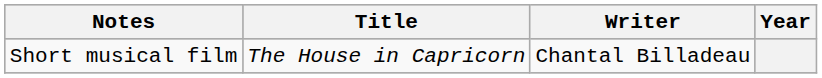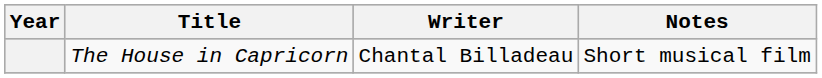columns swapped: (786, 22) <-> (124, 22)
